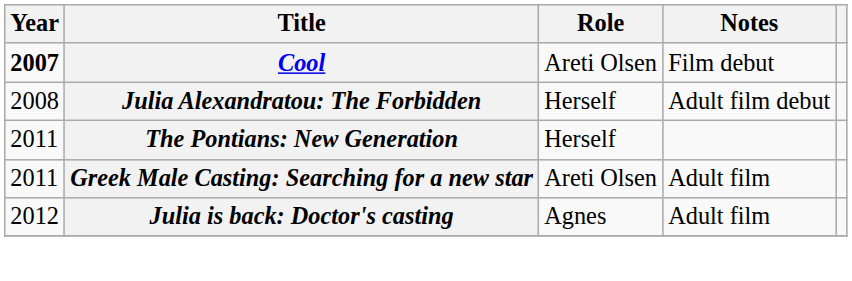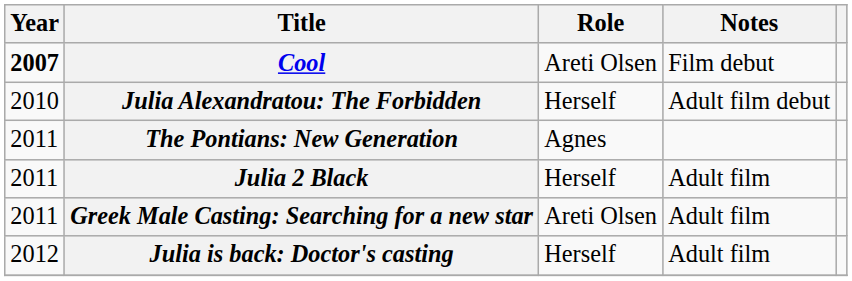(35, 100) 2008 -> (35, 100) 2010
(580, 139) Herself -> (575, 139) Agnes
+ row: (302, 178)
(575, 216) Agnes -> (580, 255) Herself
